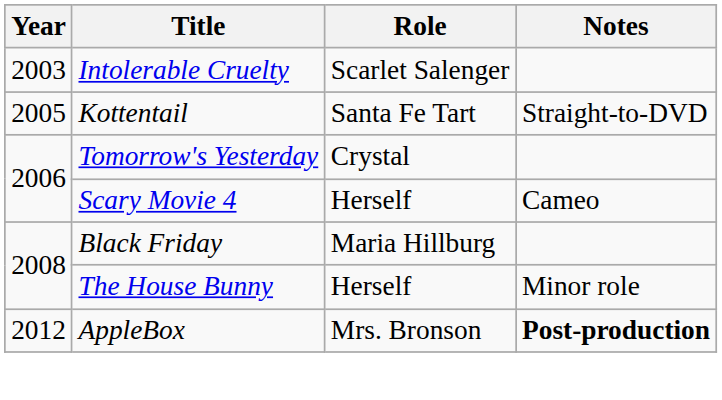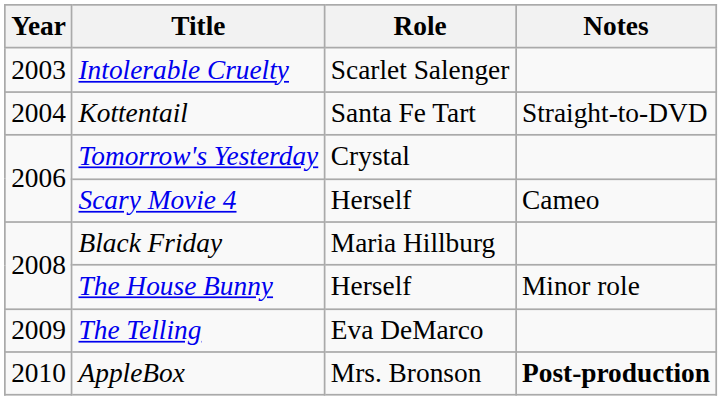(39, 112) 2005 -> (39, 112) 2004
+ row: (140, 329)
(39, 329) 2012 -> (39, 373) 2010
